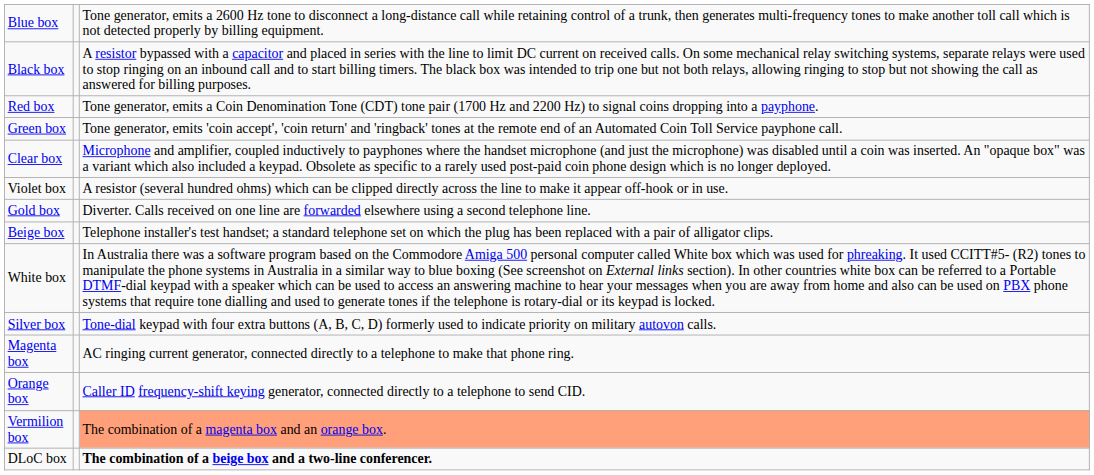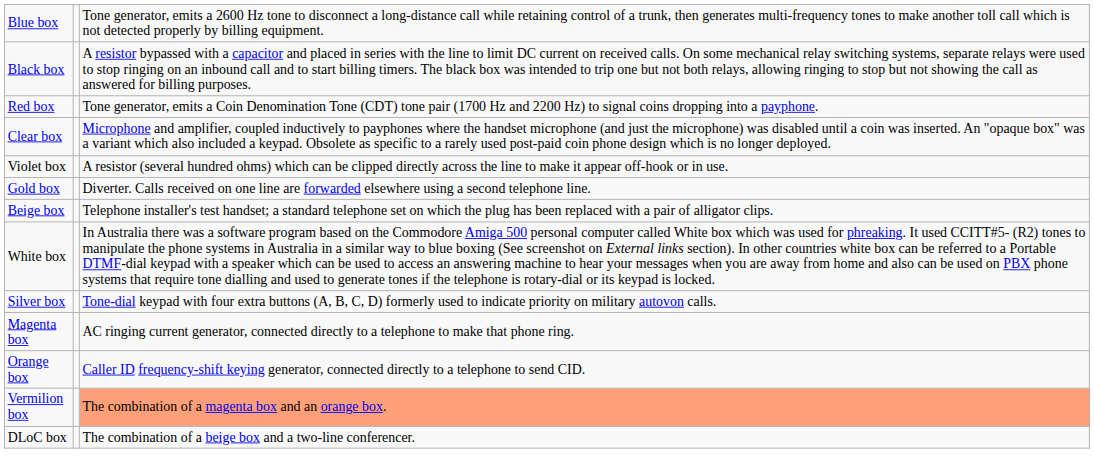- row: (37, 128)
(257, 459) bold -> (249, 437) normal
